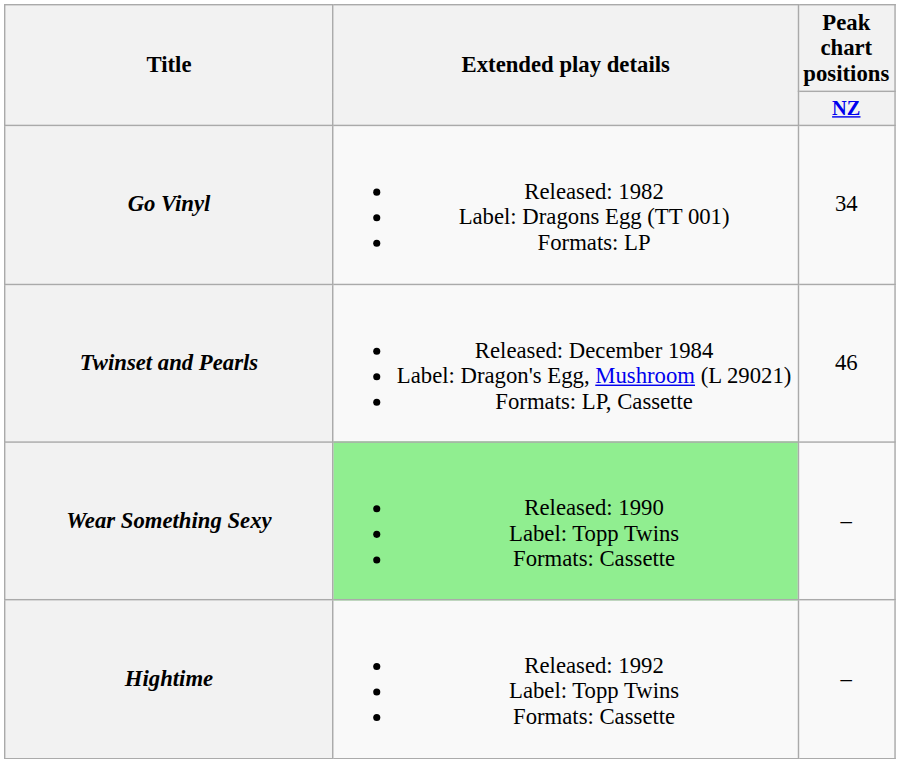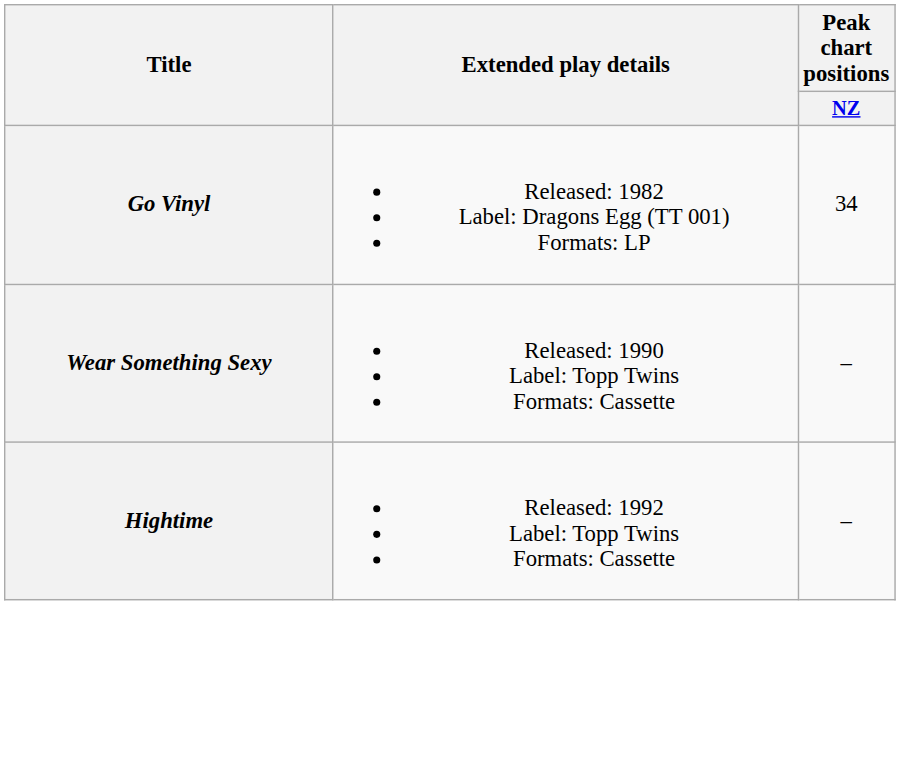- row: (169, 362)
(566, 534) lightgreen background -> (566, 376) no background
